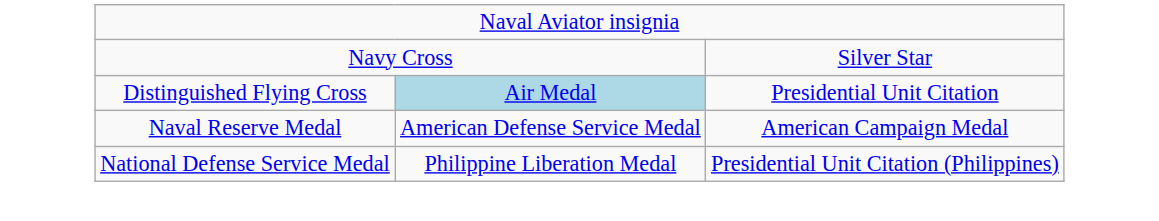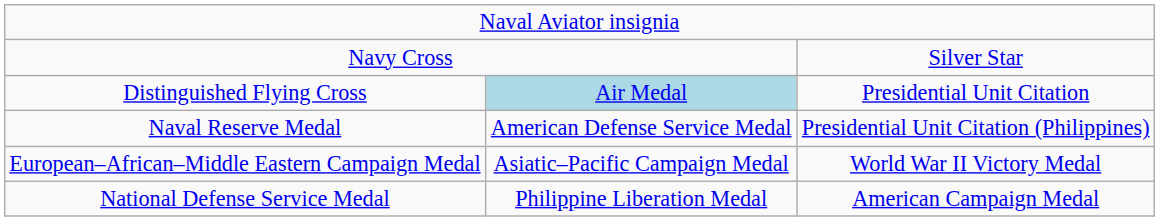(885, 127) American Campaign Medal -> (976, 127) Presidential Unit Citation (Philippines)
+ row: (245, 163)
(885, 163) Presidential Unit Citation (Philippines) -> (976, 198) American Campaign Medal
